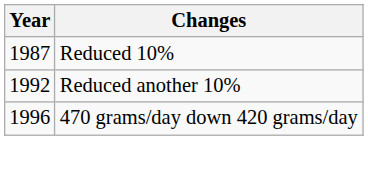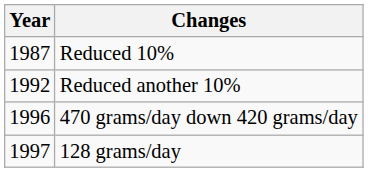+ row: (120, 150)
